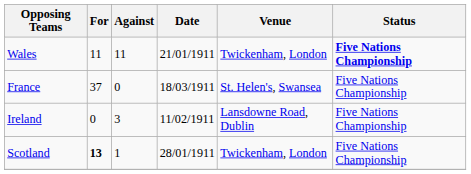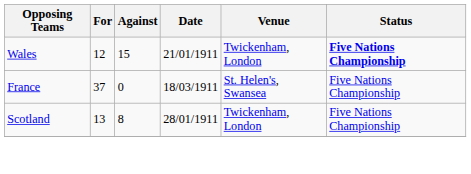(96, 53) 11 -> (99, 53) 12
(120, 53) 11 -> (124, 53) 15
- row: (24, 119)
(96, 152) bold -> (99, 119) normal
(117, 152) 1 -> (121, 119) 8
